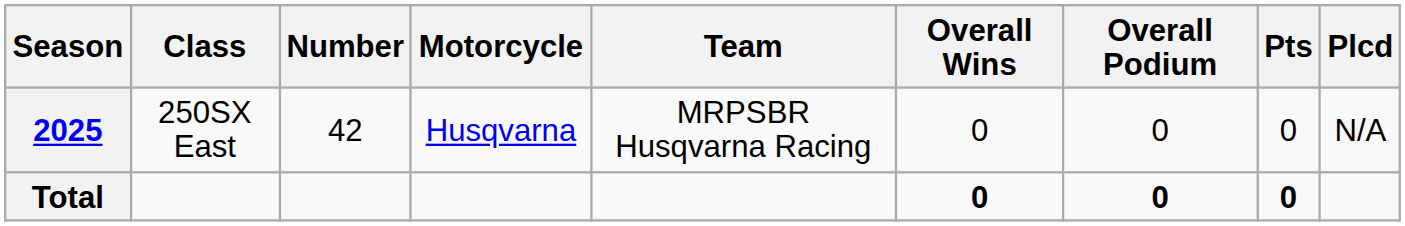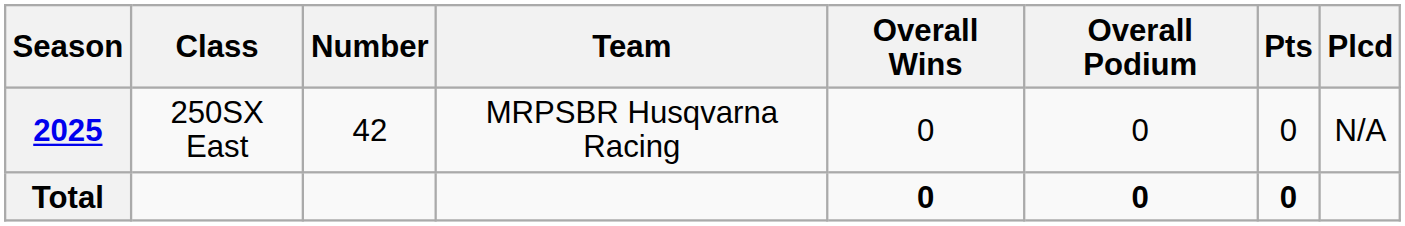- column: (501, 46)
